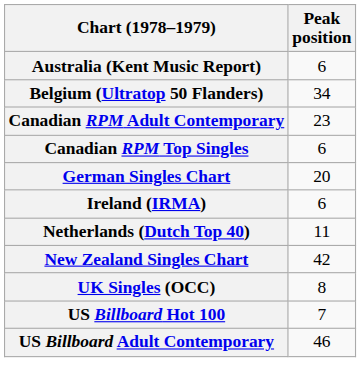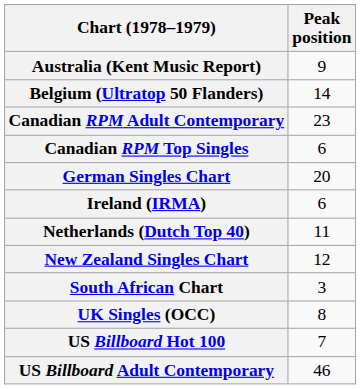(322, 65) 6 -> (322, 65) 9
(322, 93) 34 -> (322, 93) 14
(322, 259) 42 -> (322, 259) 12
+ row: (146, 286)
